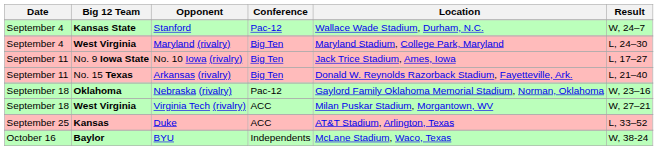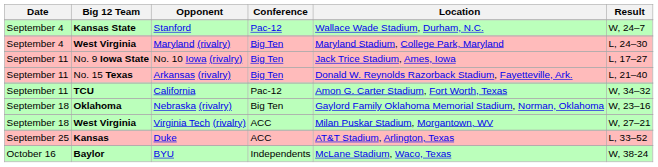+ row: (175, 91)
(266, 91) Pac-12 -> (267, 106) Big Ten
